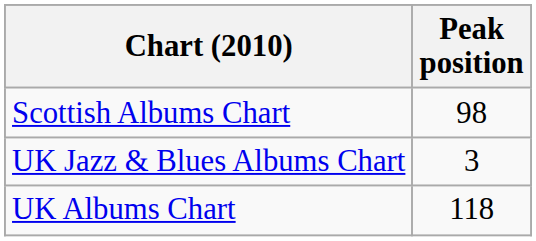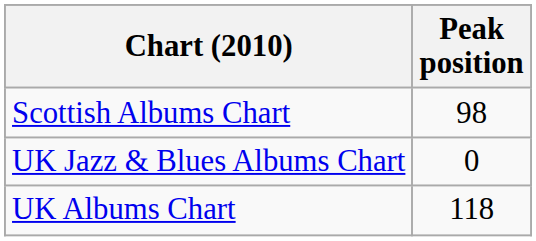(472, 160) 3 -> (472, 160) 0
